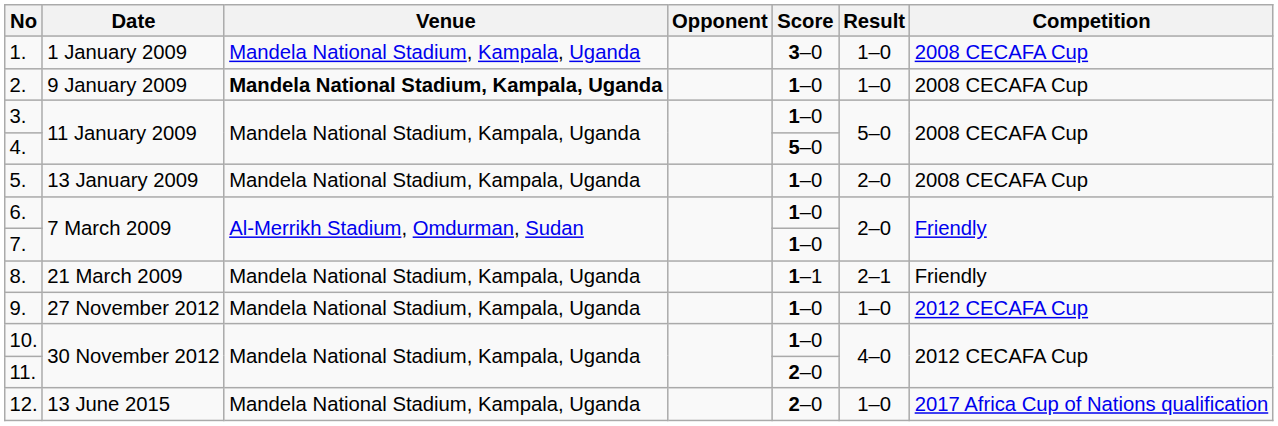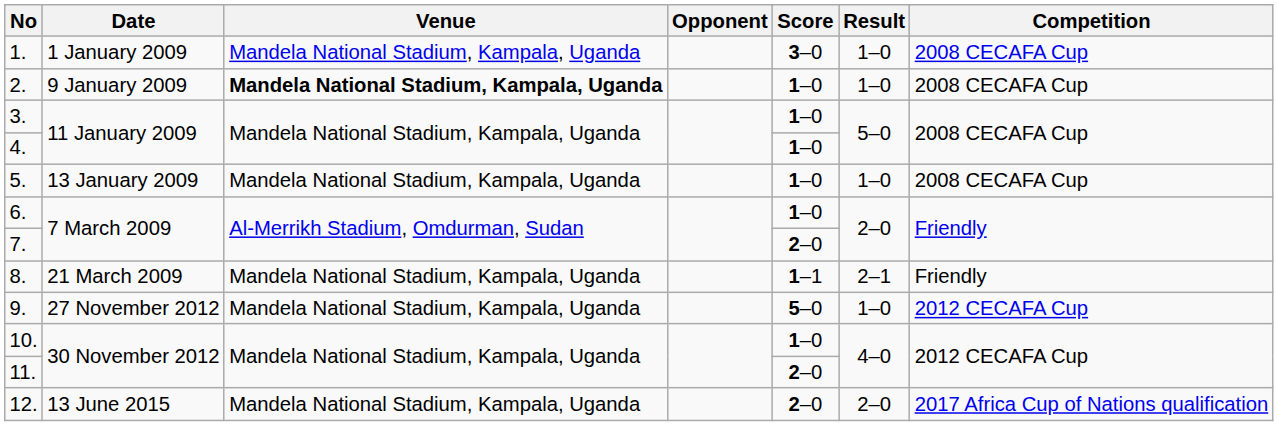(805, 148) 5–0 -> (805, 148) 1–0
(874, 180) 2–0 -> (874, 180) 1–0
(805, 244) 1–0 -> (805, 244) 2–0
(805, 308) 1–0 -> (805, 308) 5–0
(874, 404) 1–0 -> (874, 404) 2–0
